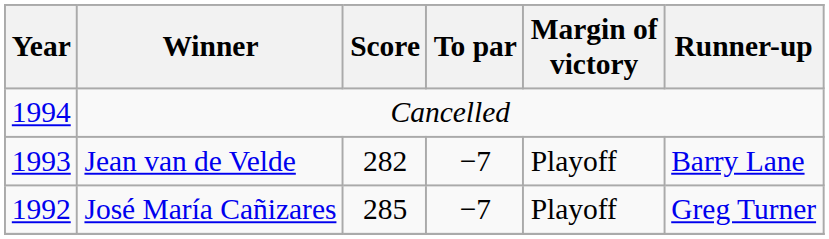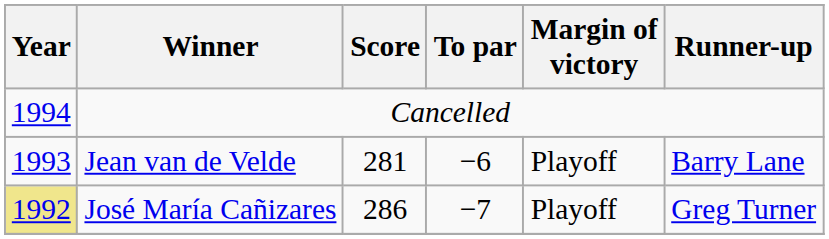(385, 161) 282 -> (385, 161) 281
(475, 161) −7 -> (475, 161) −6
(41, 209) no background -> (41, 209) khaki background
(385, 209) 285 -> (385, 209) 286
